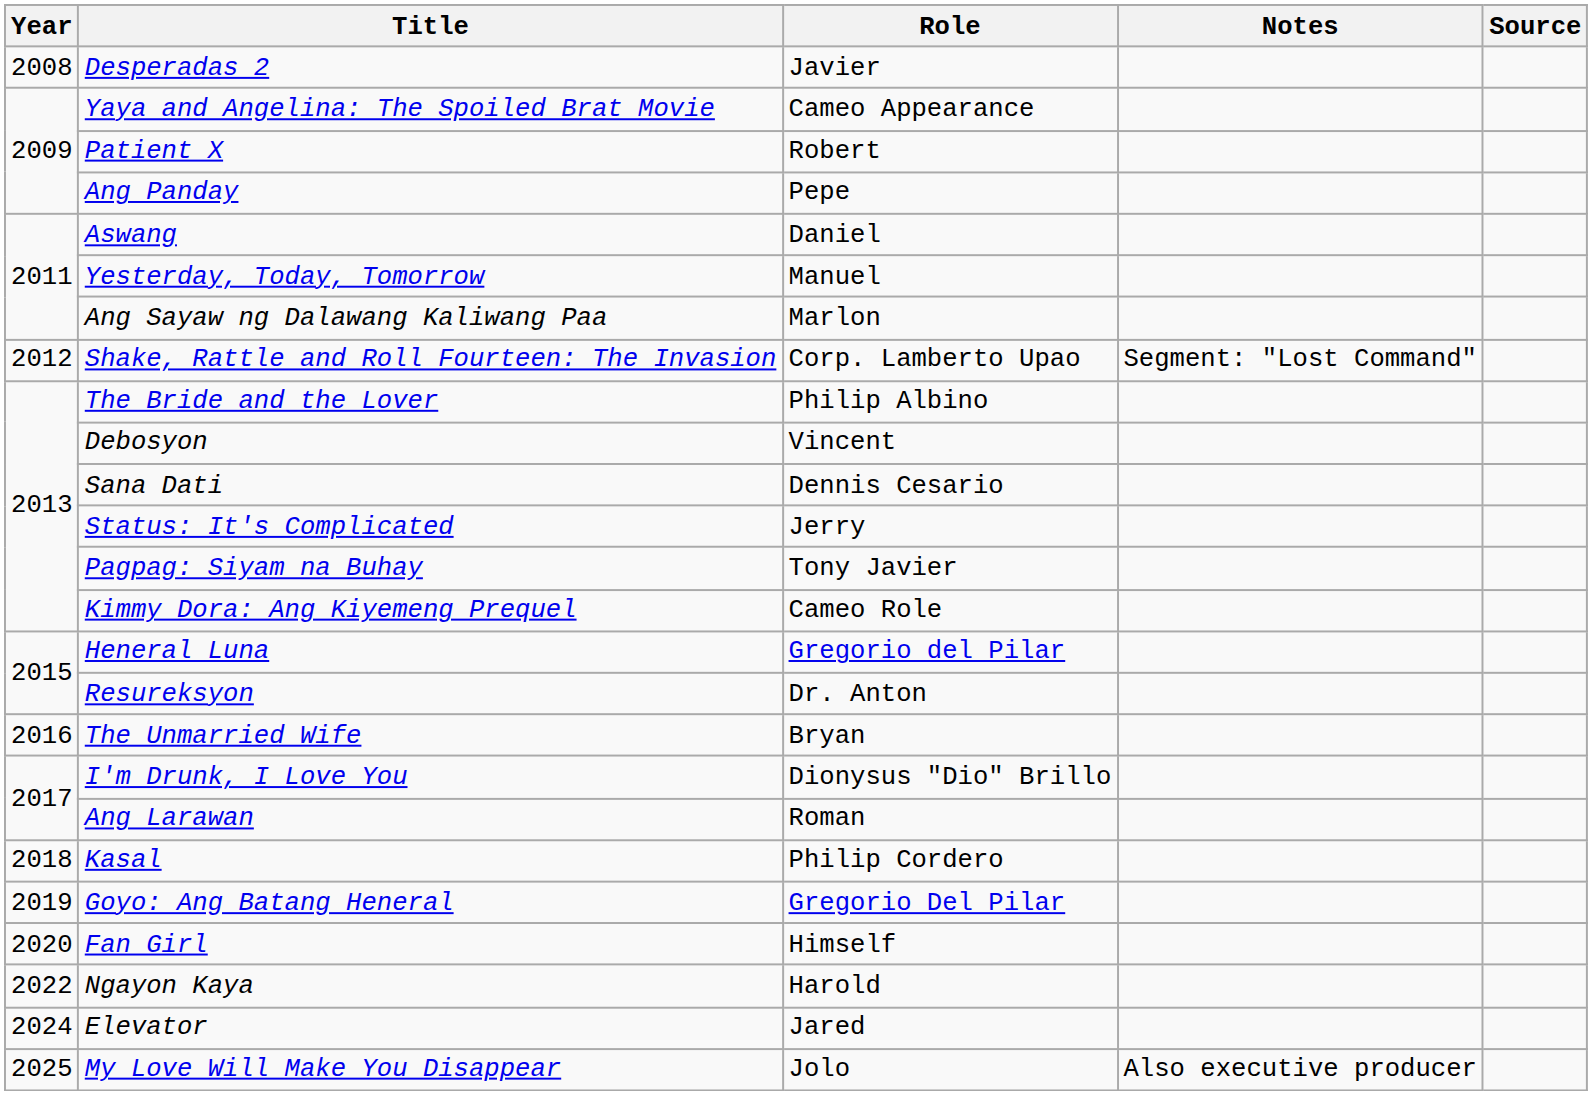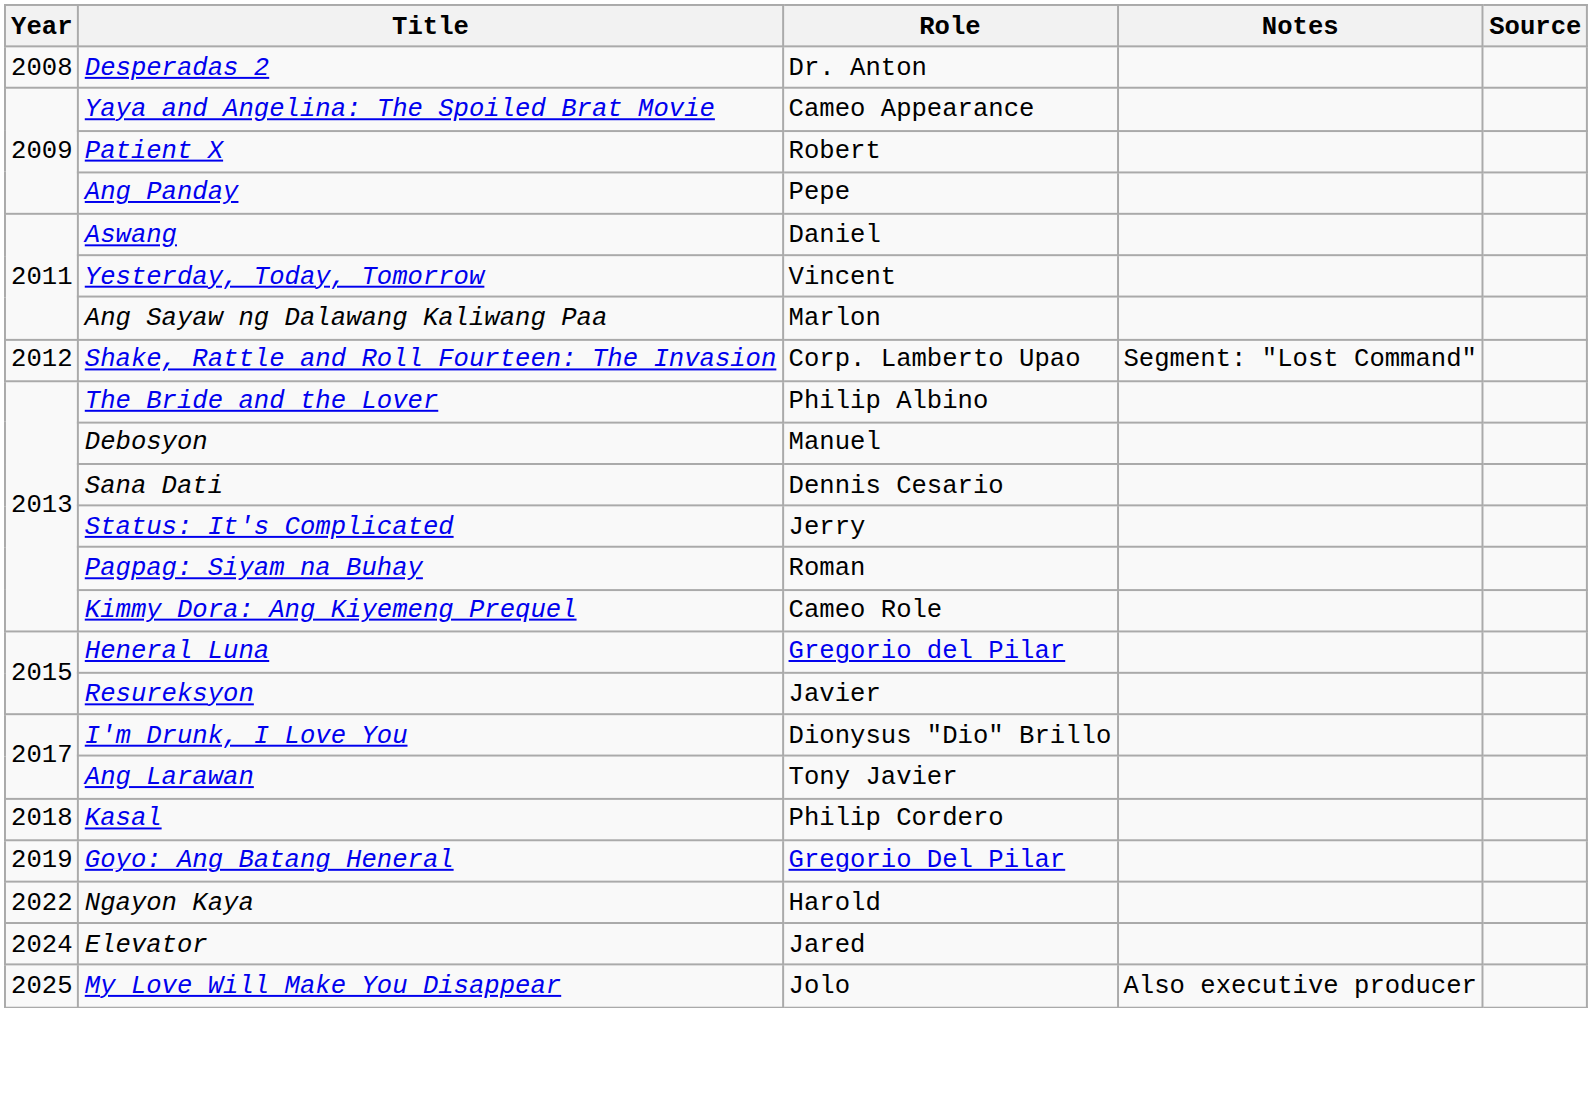(835, 68) Javier -> (858, 68) Dr. Anton
(835, 276) Manuel -> (842, 276) Vincent
(842, 443) Vincent -> (835, 443) Manuel
(873, 568) Tony Javier -> (827, 568) Roman
(858, 694) Dr. Anton -> (835, 694) Javier
- row: (223, 735)
(827, 819) Roman -> (873, 777) Tony Javier
- row: (146, 944)
